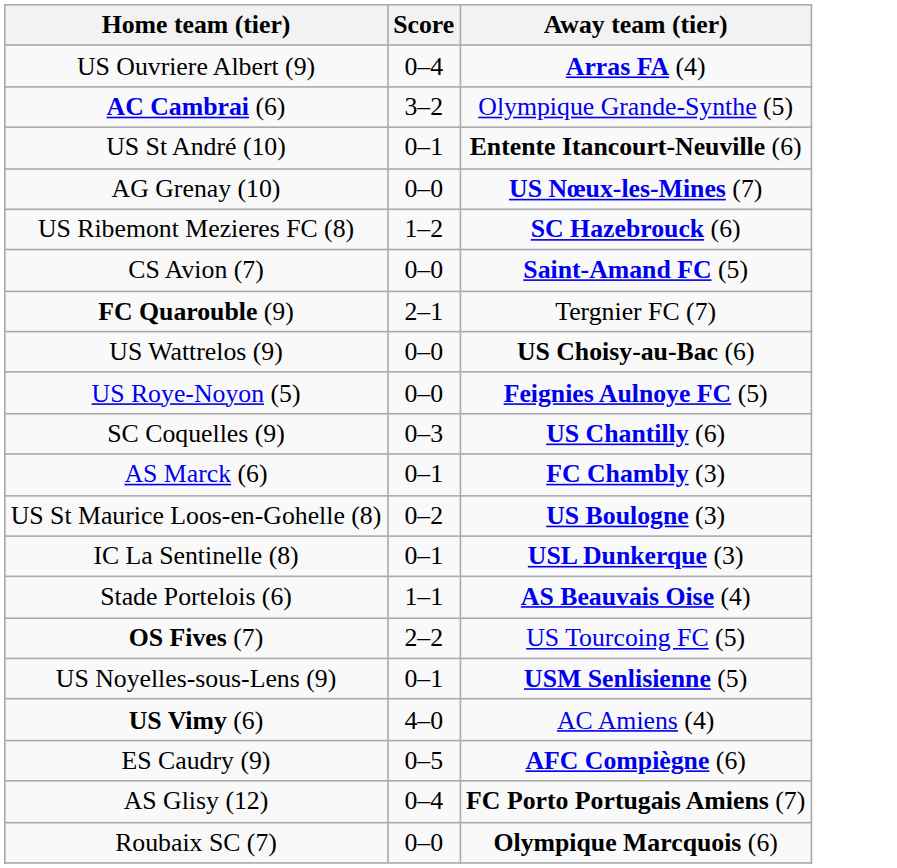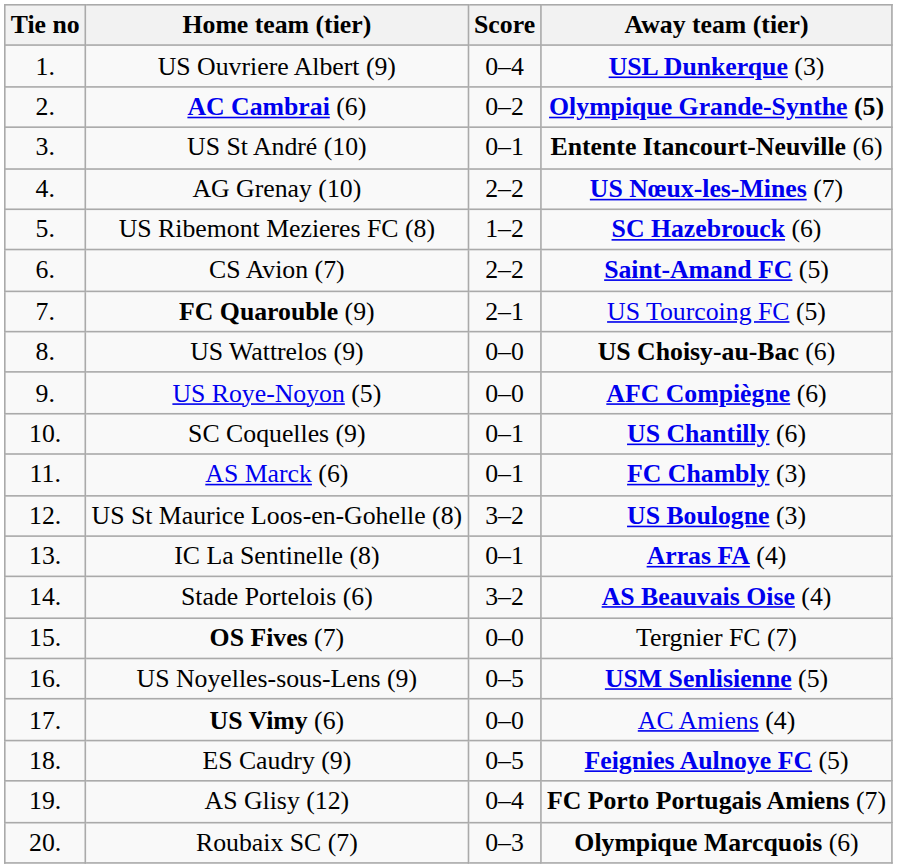+ column: (45, 24)
(636, 65) Arras FA (4) -> (717, 65) USL Dunkerque (3)
(424, 106) 3–2 -> (505, 106) 0–2
(636, 106) normal -> (717, 106) bold
(424, 188) 0–0 -> (505, 188) 2–2
(424, 270) 0–0 -> (505, 270) 2–2
(636, 310) Tergnier FC (7) -> (717, 310) US Tourcoing FC (5)
(636, 392) Feignies Aulnoye FC (5) -> (717, 392) AFC Compiègne (6)
(424, 433) 0–3 -> (505, 433) 0–1
(424, 515) 0–2 -> (505, 515) 3–2
(636, 556) USL Dunkerque (3) -> (717, 556) Arras FA (4)
(424, 596) 1–1 -> (505, 596) 3–2
(424, 637) 2–2 -> (505, 637) 0–0
(636, 637) US Tourcoing FC (5) -> (717, 637) Tergnier FC (7)
(424, 678) 0–1 -> (505, 678) 0–5
(424, 719) 4–0 -> (505, 719) 0–0
(636, 760) AFC Compiègne (6) -> (717, 760) Feignies Aulnoye FC (5)
(424, 842) 0–0 -> (505, 842) 0–3
